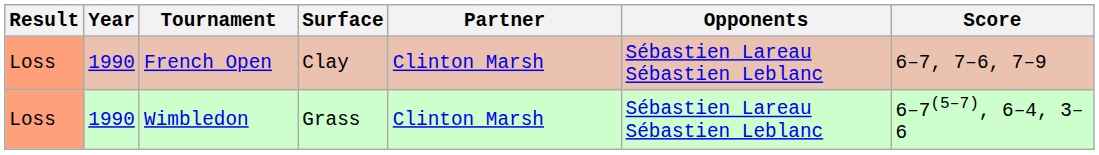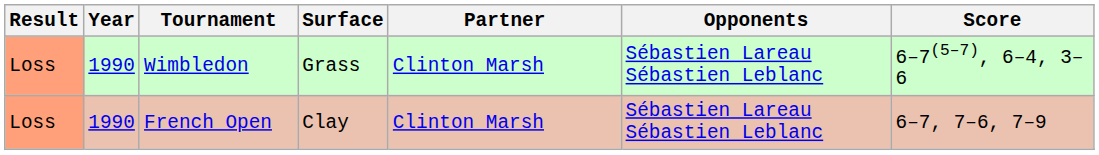rows swapped: (208, 63) <-> (196, 120)
